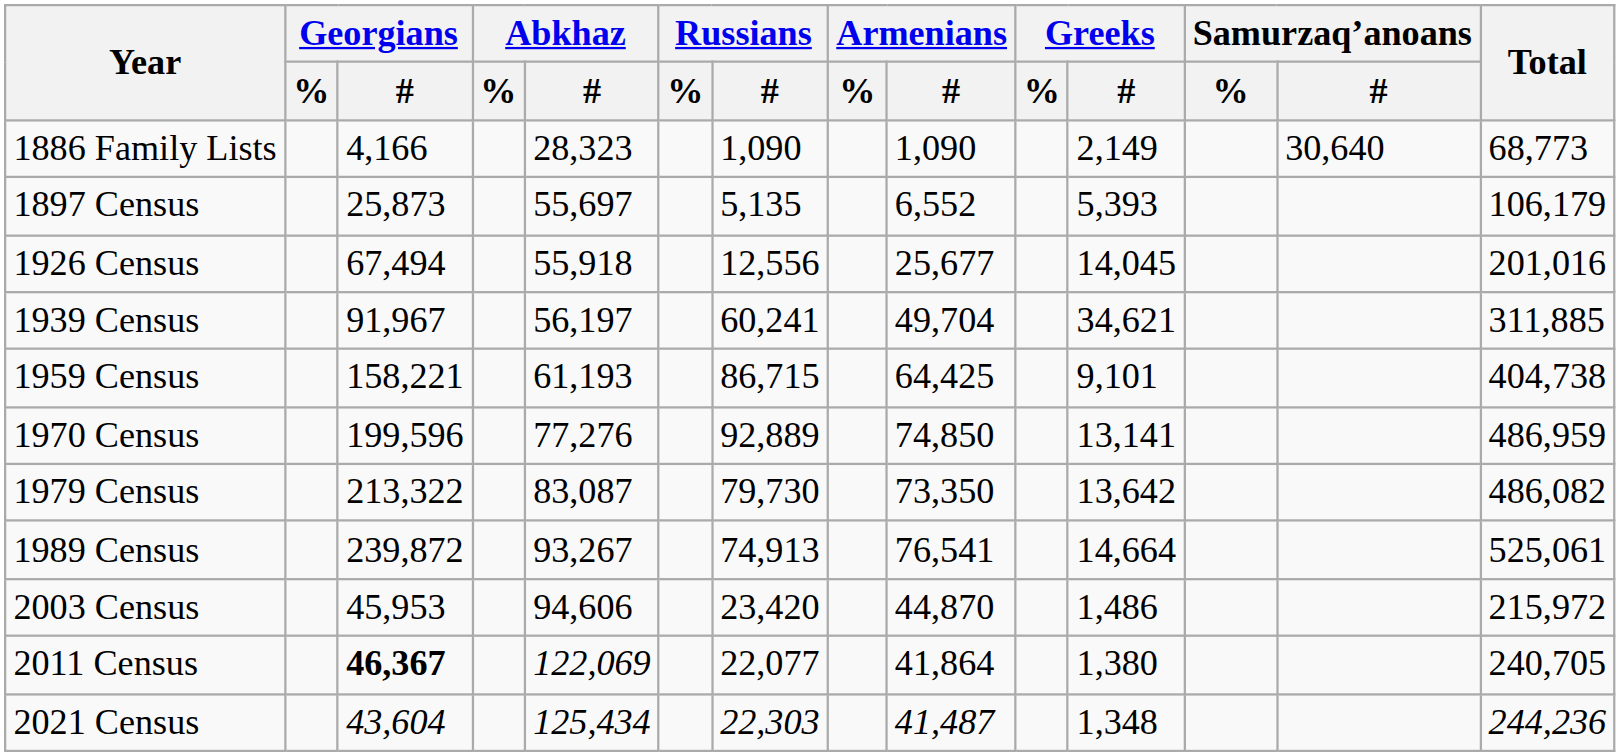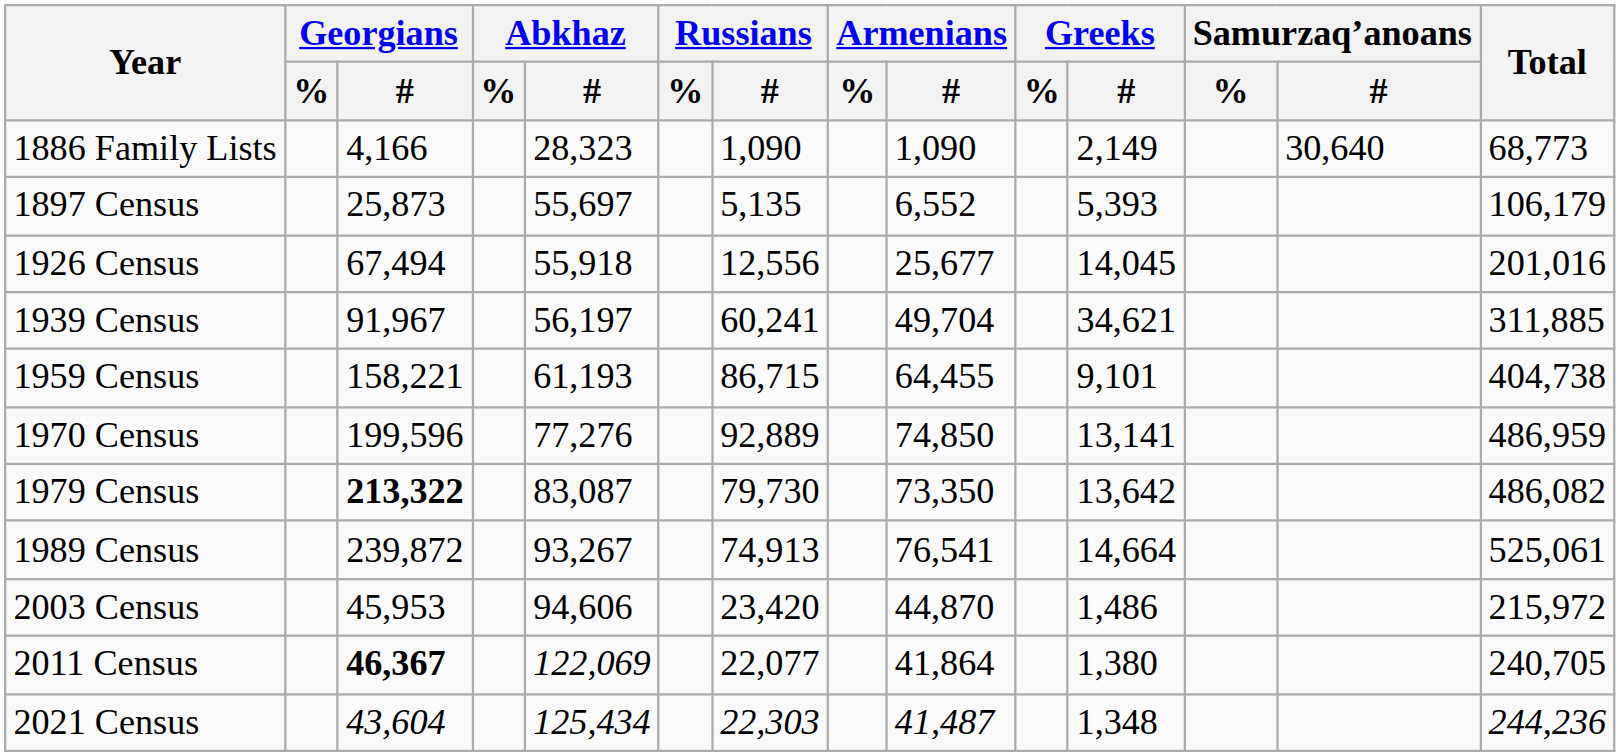(945, 377) 64,425 -> (945, 377) 64,455
(405, 491) normal -> (405, 491) bold
